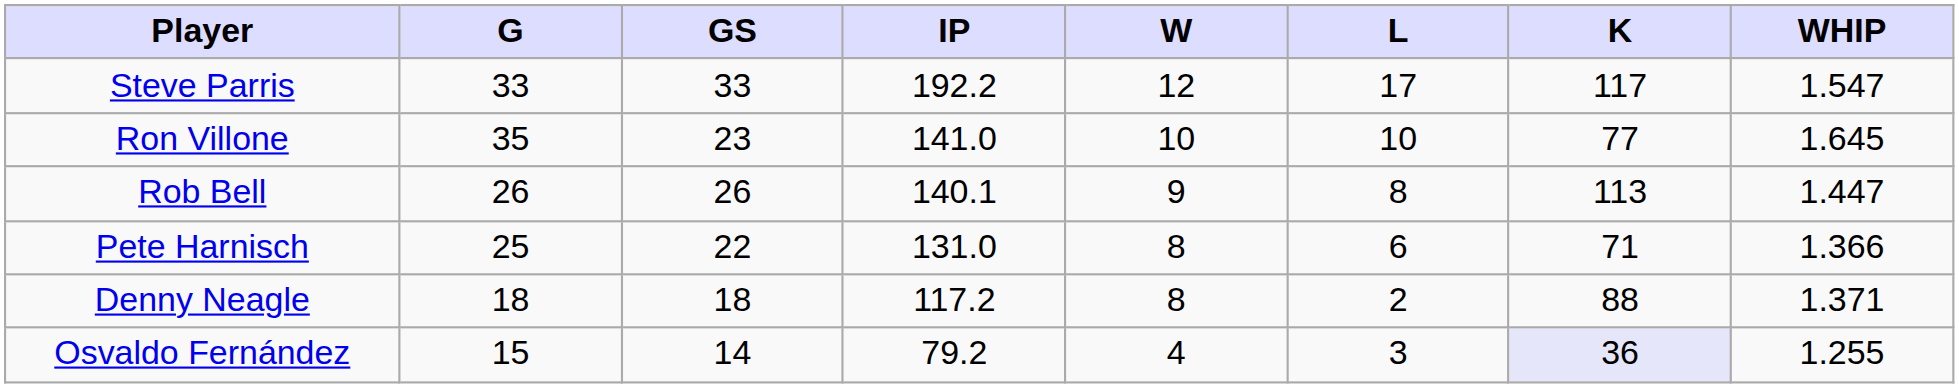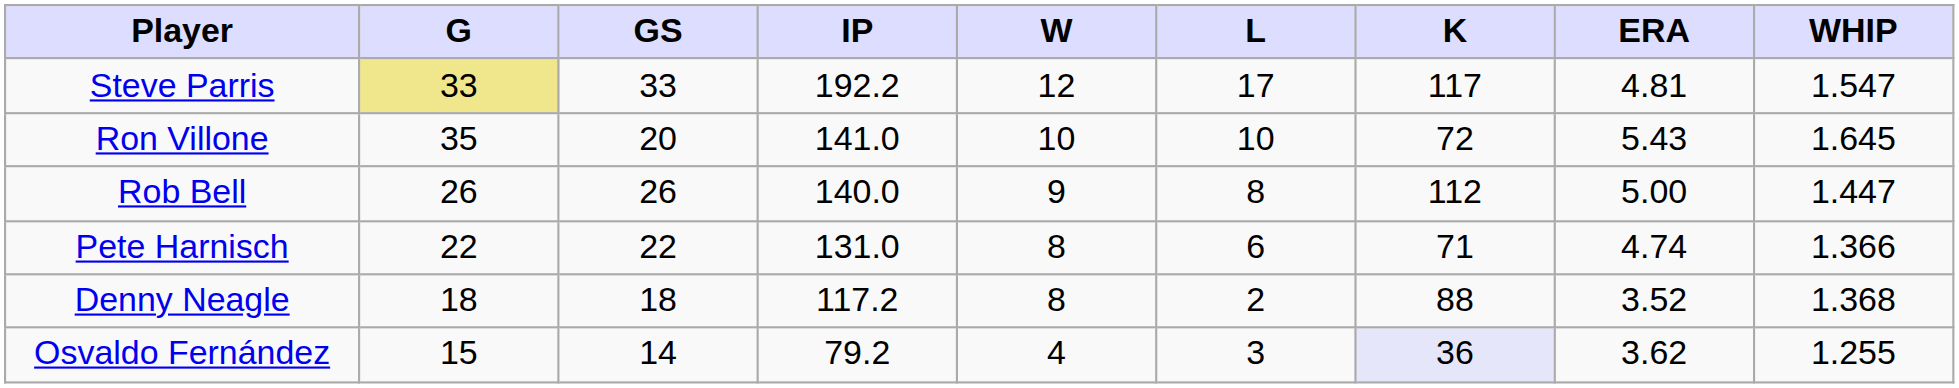+ column: (1654, 31)
(511, 85) no background -> (459, 85) khaki background
(732, 138) 23 -> (658, 138) 20
(1620, 138) 77 -> (1455, 138) 72
(954, 192) 140.1 -> (857, 192) 140.0
(1620, 192) 113 -> (1455, 192) 112
(511, 246) 25 -> (459, 246) 22
(1842, 300) 1.371 -> (1853, 300) 1.368
